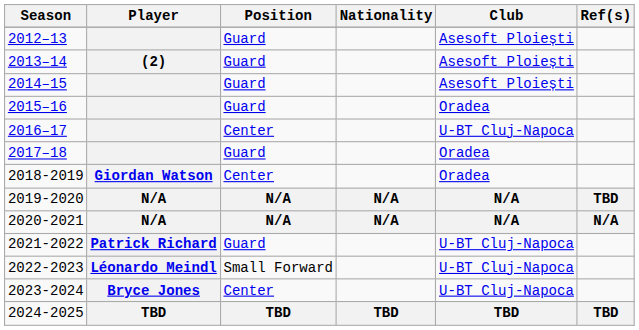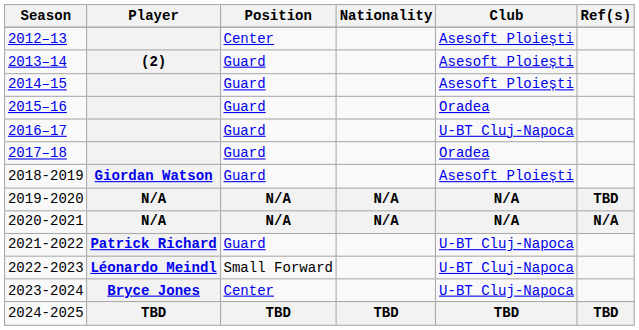(245, 39) Guard -> (249, 39) Center
(249, 130) Center -> (245, 130) Guard
(249, 176) Center -> (245, 176) Guard
(464, 176) Oradea -> (506, 176) Asesoft Ploiești
